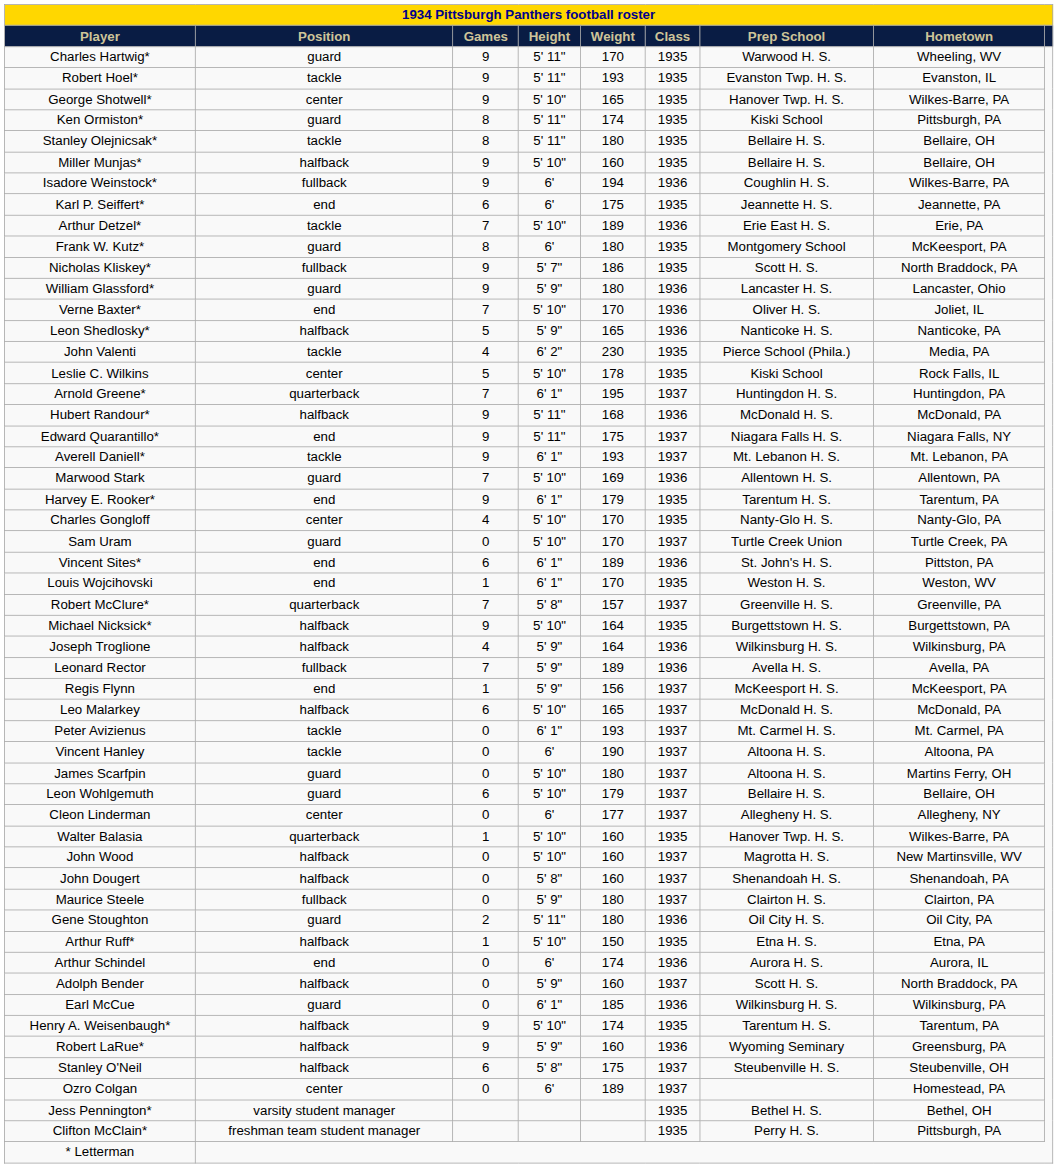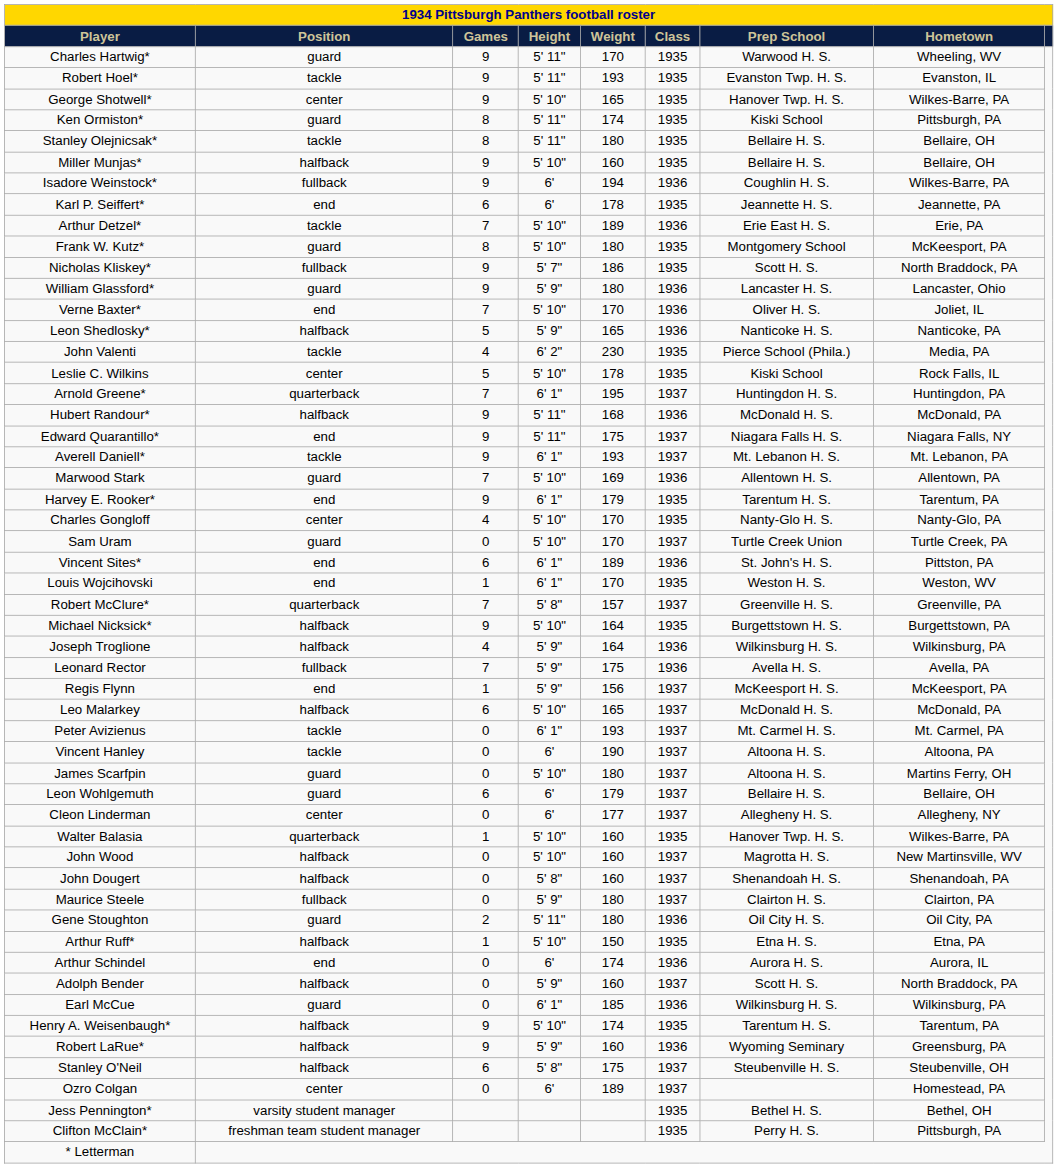(613, 204) 175 -> (613, 204) 178
(549, 246) 6' -> (549, 246) 5' 10"
(613, 667) 189 -> (613, 667) 175
(549, 794) 5' 10" -> (549, 794) 6'
